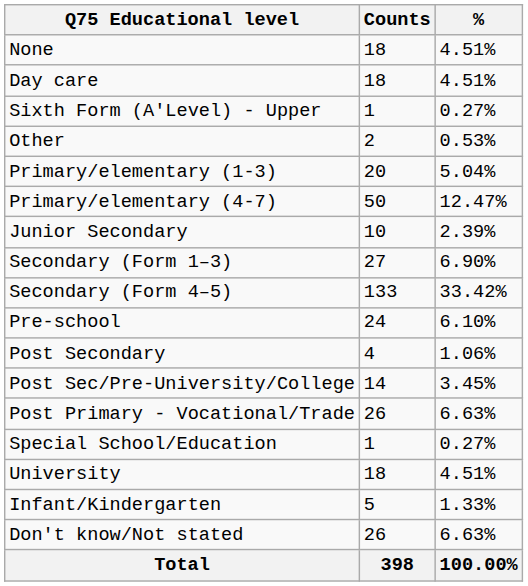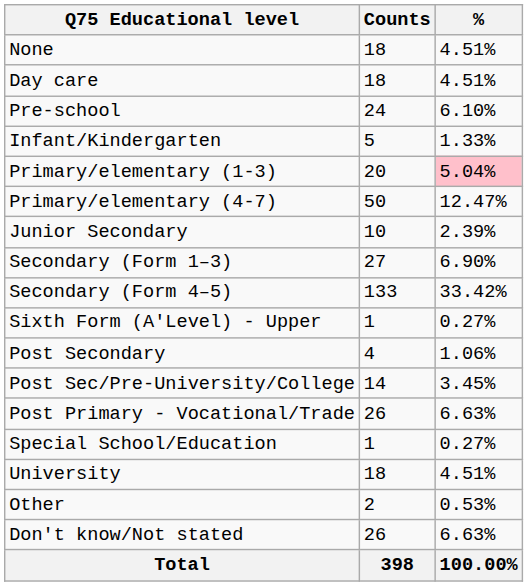rows swapped: (65, 323) <-> (165, 111)
rows swapped: (115, 505) <-> (37, 141)
(468, 171) no background -> (468, 171) pink background
